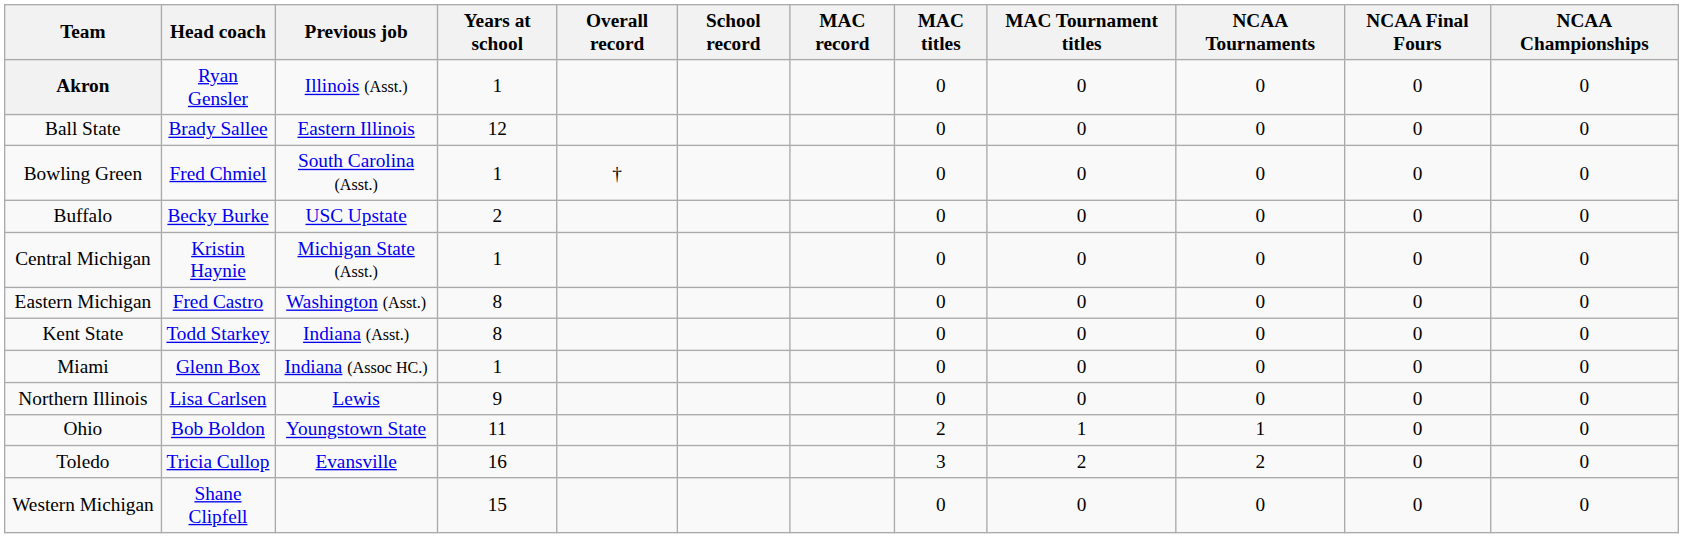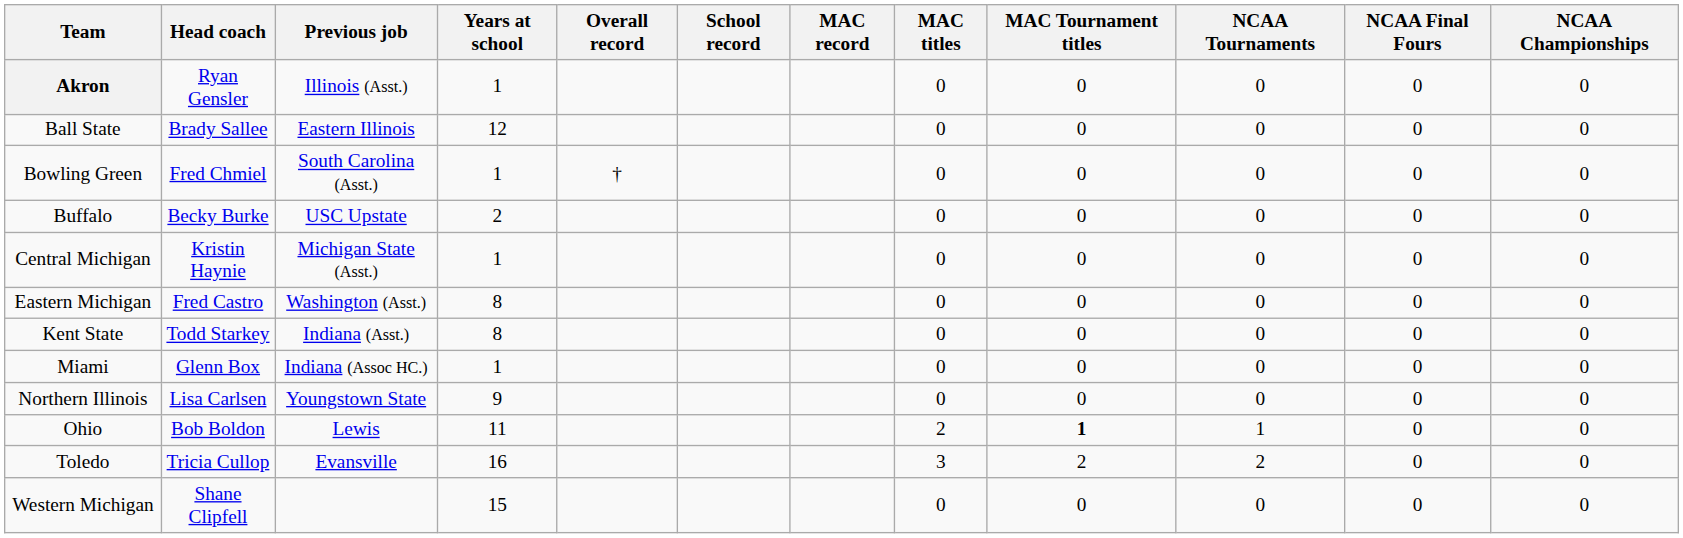(356, 398) Lewis -> (356, 398) Youngstown State
(356, 430) Youngstown State -> (356, 430) Lewis
(1082, 430) normal -> (1082, 430) bold
